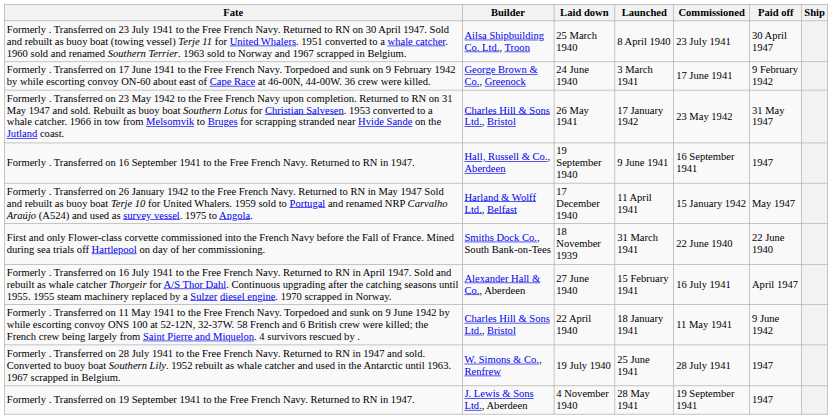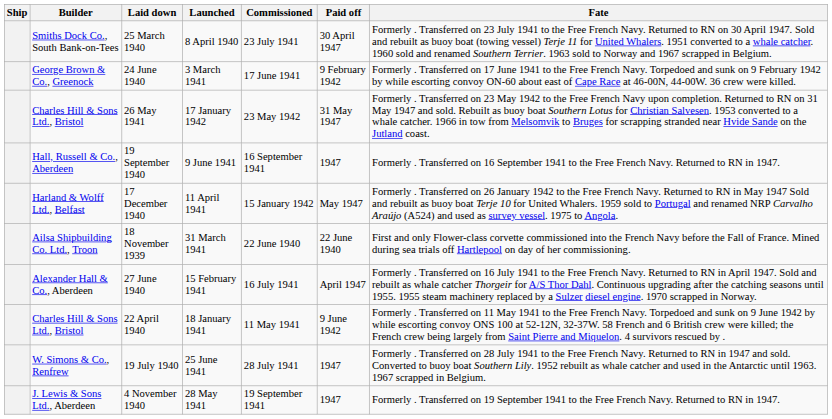columns swapped: (815, 12) <-> (233, 12)
(504, 41) Ailsa Shipbuilding Co. Ltd., Troon -> (75, 41) Smiths Dock Co., South Bank-on-Tees
(508, 244) Smiths Dock Co., South Bank-on-Tees -> (72, 244) Ailsa Shipbuilding Co. Ltd., Troon
